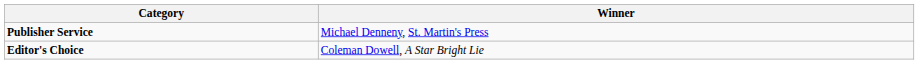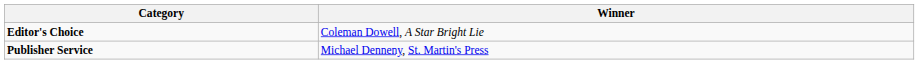rows swapped: (45, 50) <-> (50, 31)
